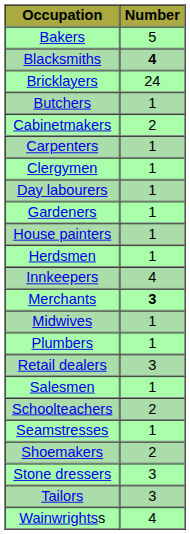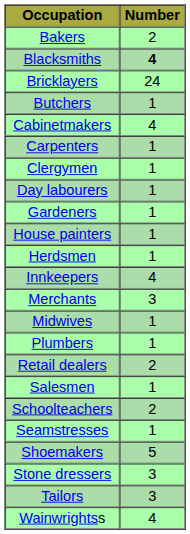(152, 37) 5 -> (152, 37) 2
(152, 125) 2 -> (152, 125) 4
(152, 299) bold -> (152, 299) normal
(152, 365) 3 -> (152, 365) 2
(152, 452) 2 -> (152, 452) 5
